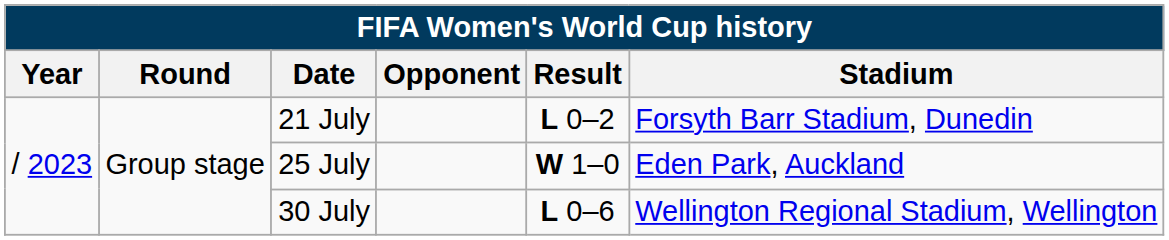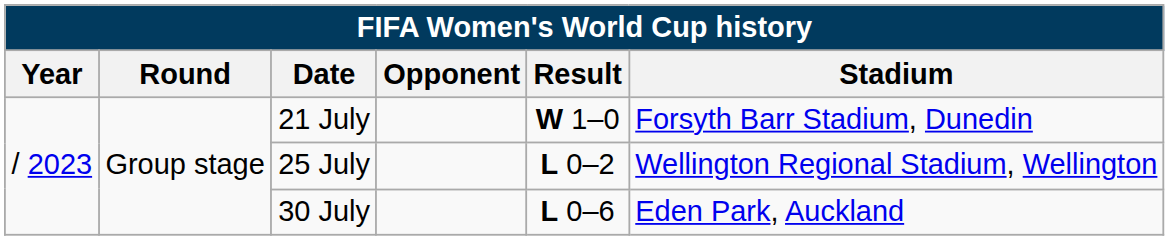(578, 119) L 0–2 -> (578, 119) W 1–0
(578, 165) W 1–0 -> (578, 165) L 0–2
(770, 165) Eden Park, Auckland -> (896, 165) Wellington Regional Stadium, Wellington
(896, 211) Wellington Regional Stadium, Wellington -> (770, 211) Eden Park, Auckland
